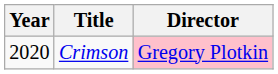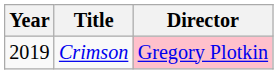(29, 52) 2020 -> (29, 52) 2019
